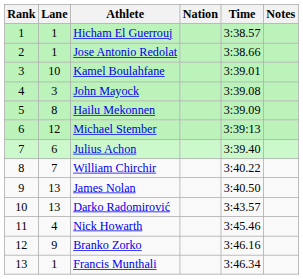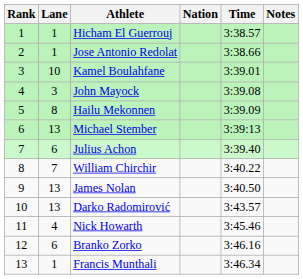(54, 129) 12 -> (54, 129) 13
(54, 245) 9 -> (54, 245) 6
